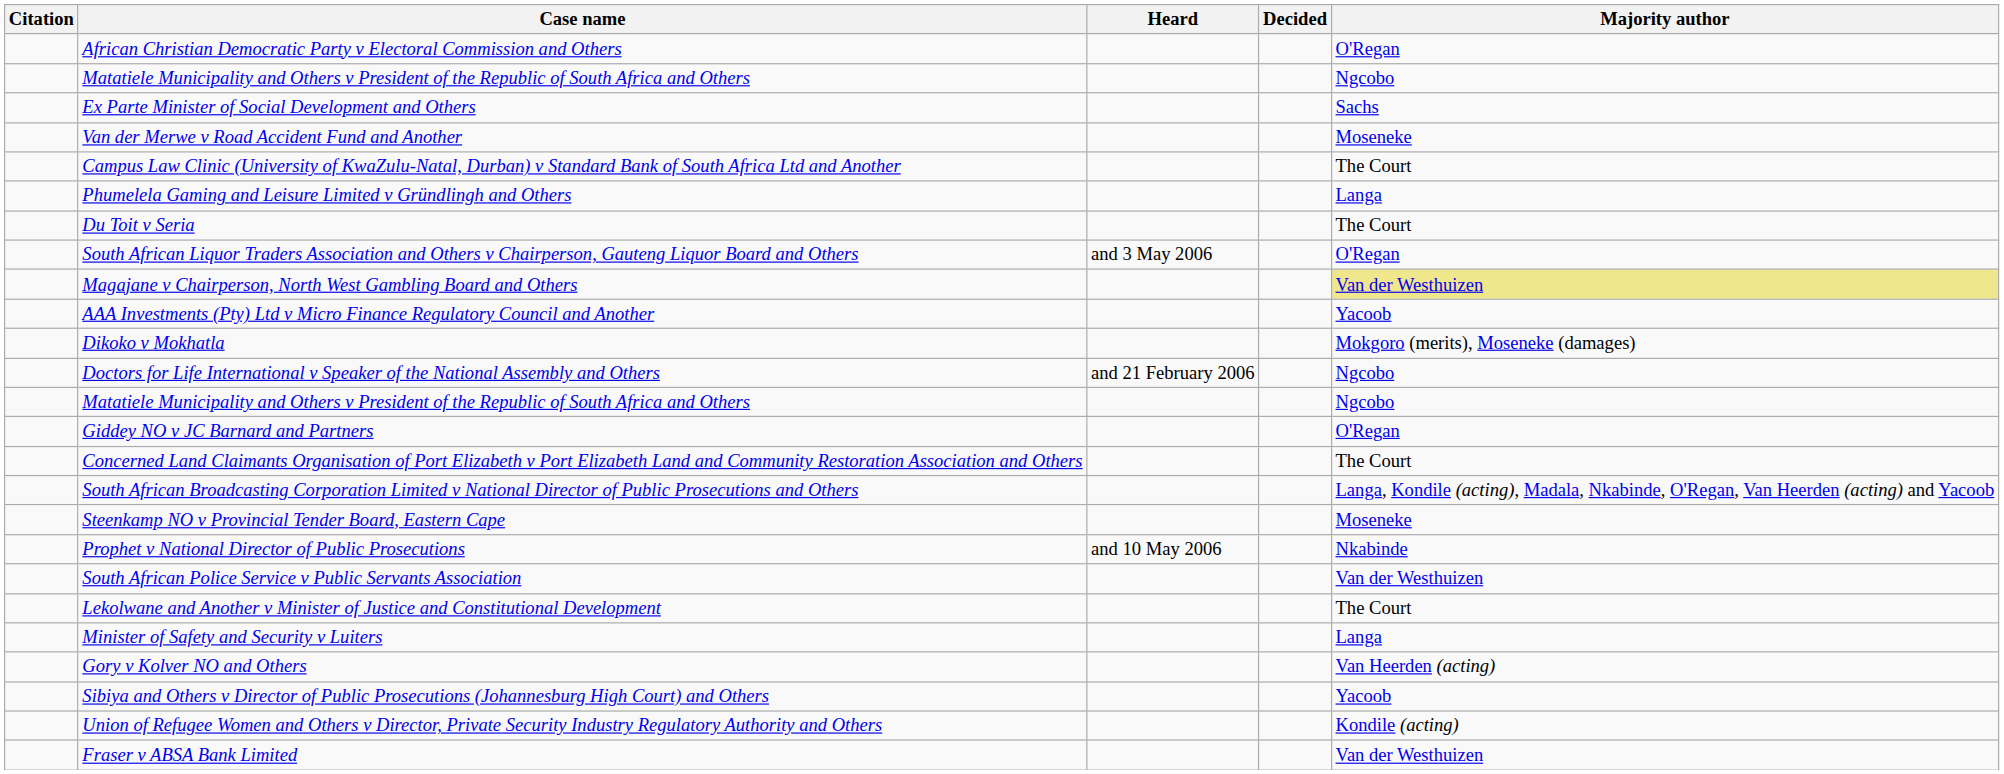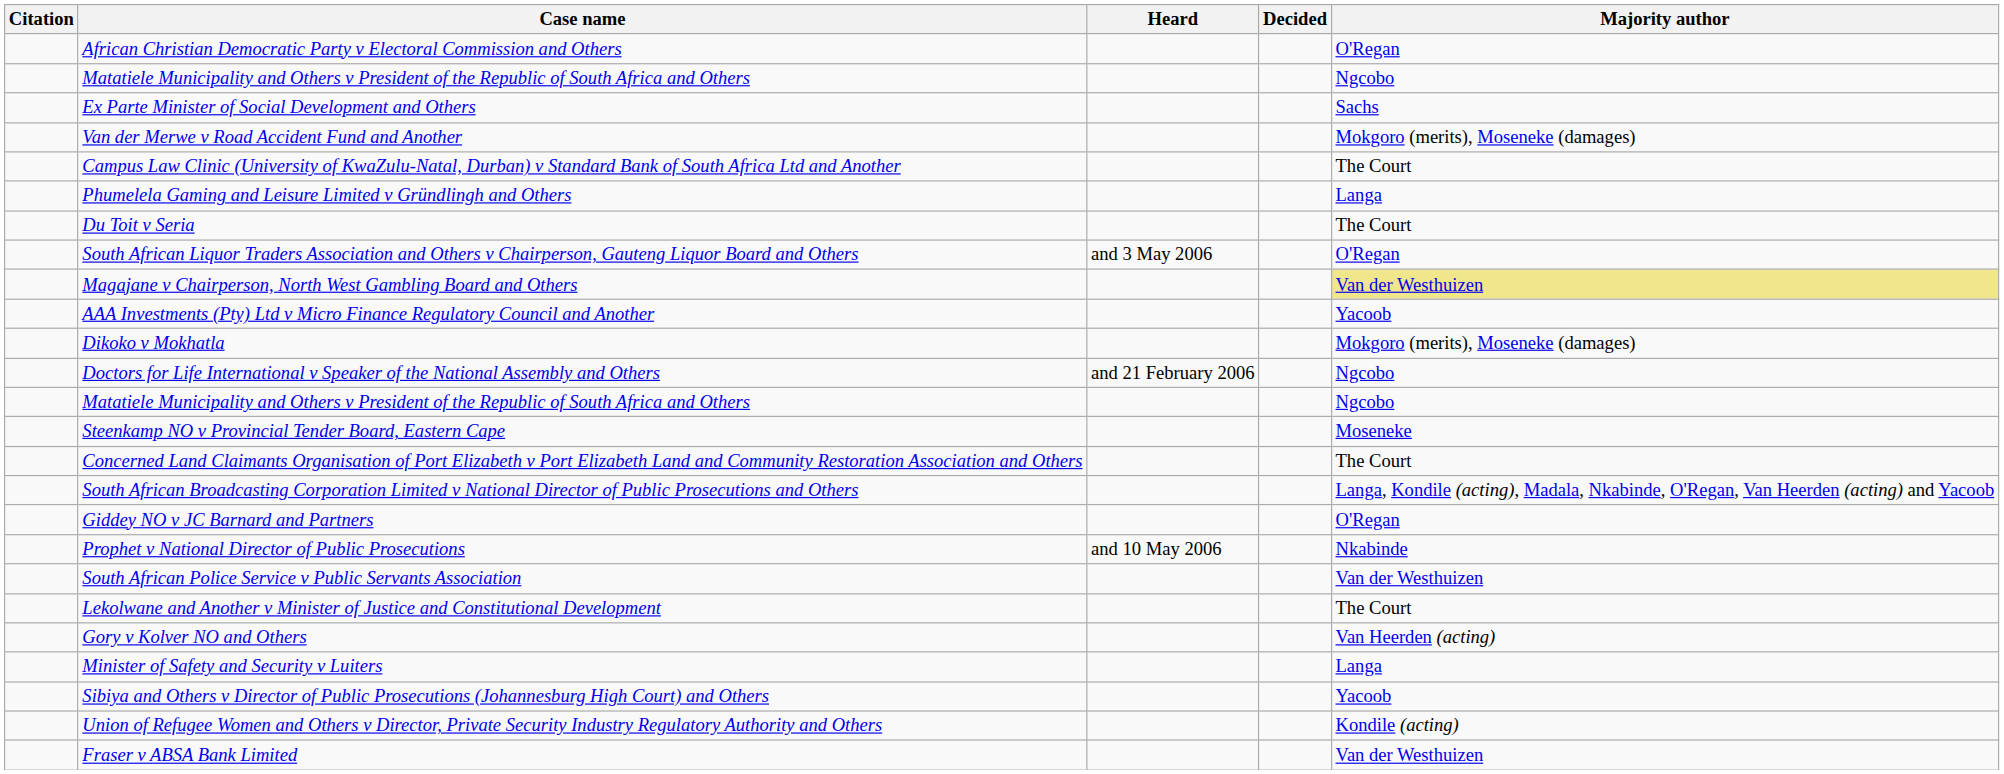(1374, 136) Moseneke -> (1486, 136) Mokgoro (merits), Moseneke (damages)
rows swapped: (228, 431) <-> (294, 519)
rows swapped: (194, 666) <-> (232, 637)
